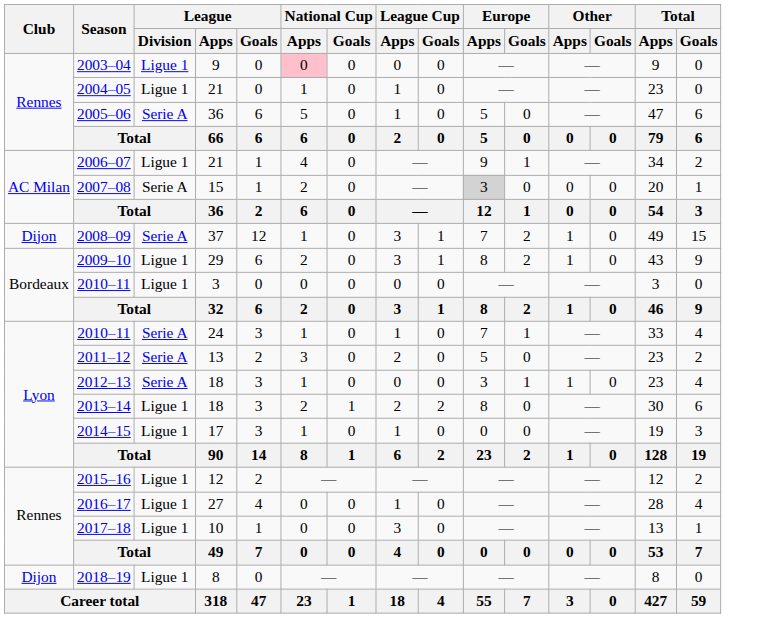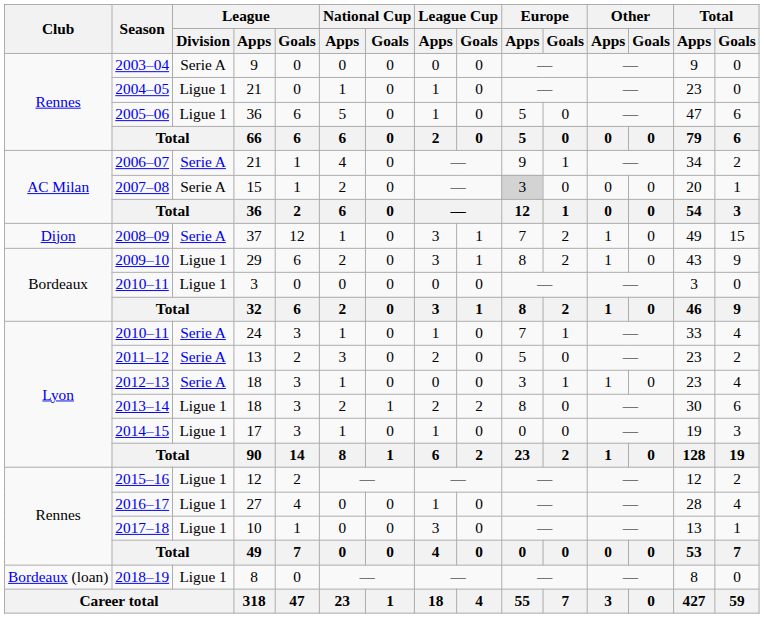(165, 65) Ligue 1 -> (203, 65) Serie A
(304, 65) pink background -> (342, 65) no background
(165, 114) Serie A -> (203, 114) Ligue 1
(165, 162) Ligue 1 -> (203, 162) Serie A
(39, 576) Dijon -> (58, 576) Bordeaux (loan)
